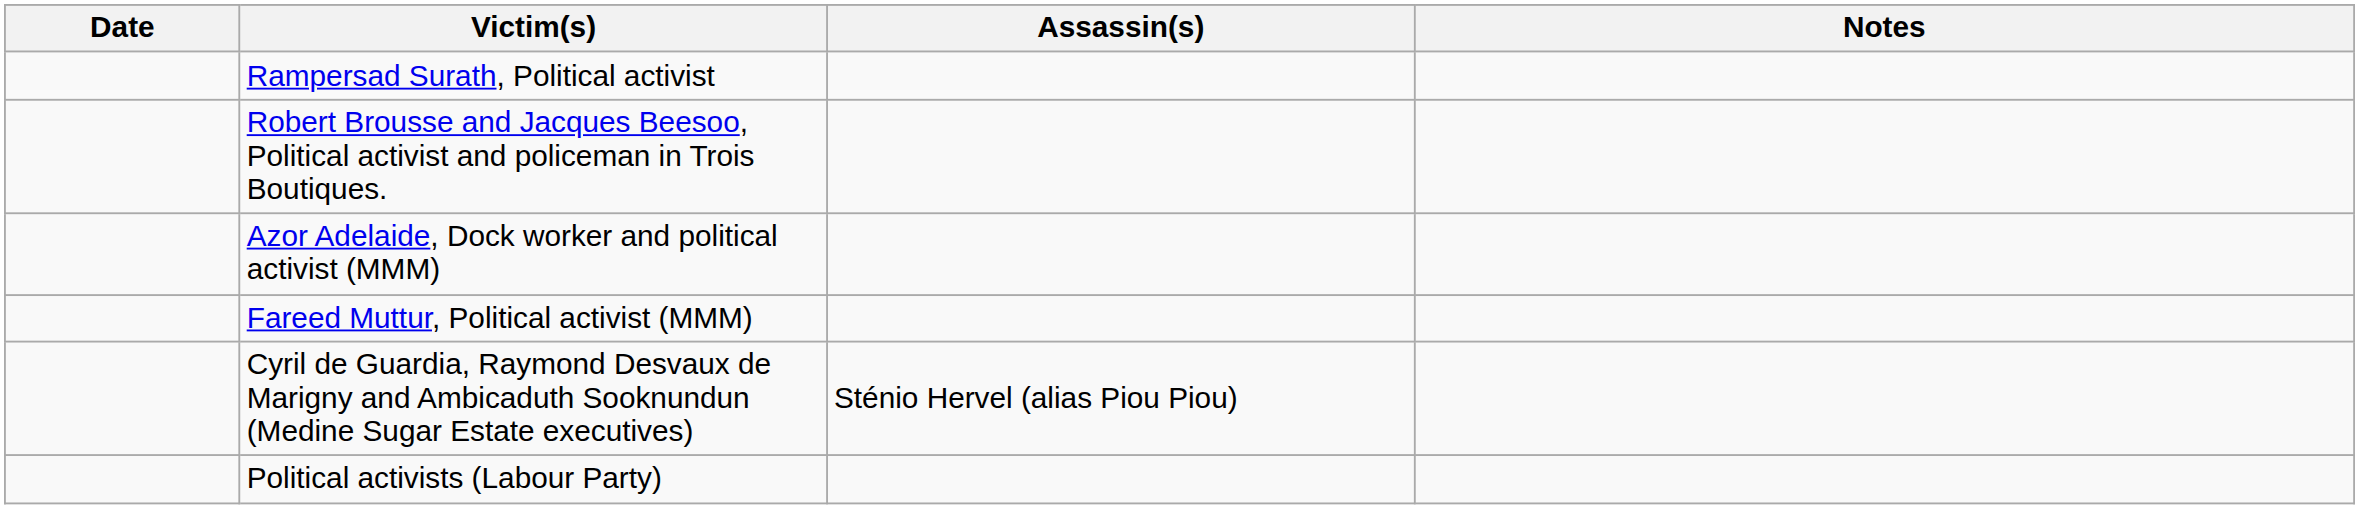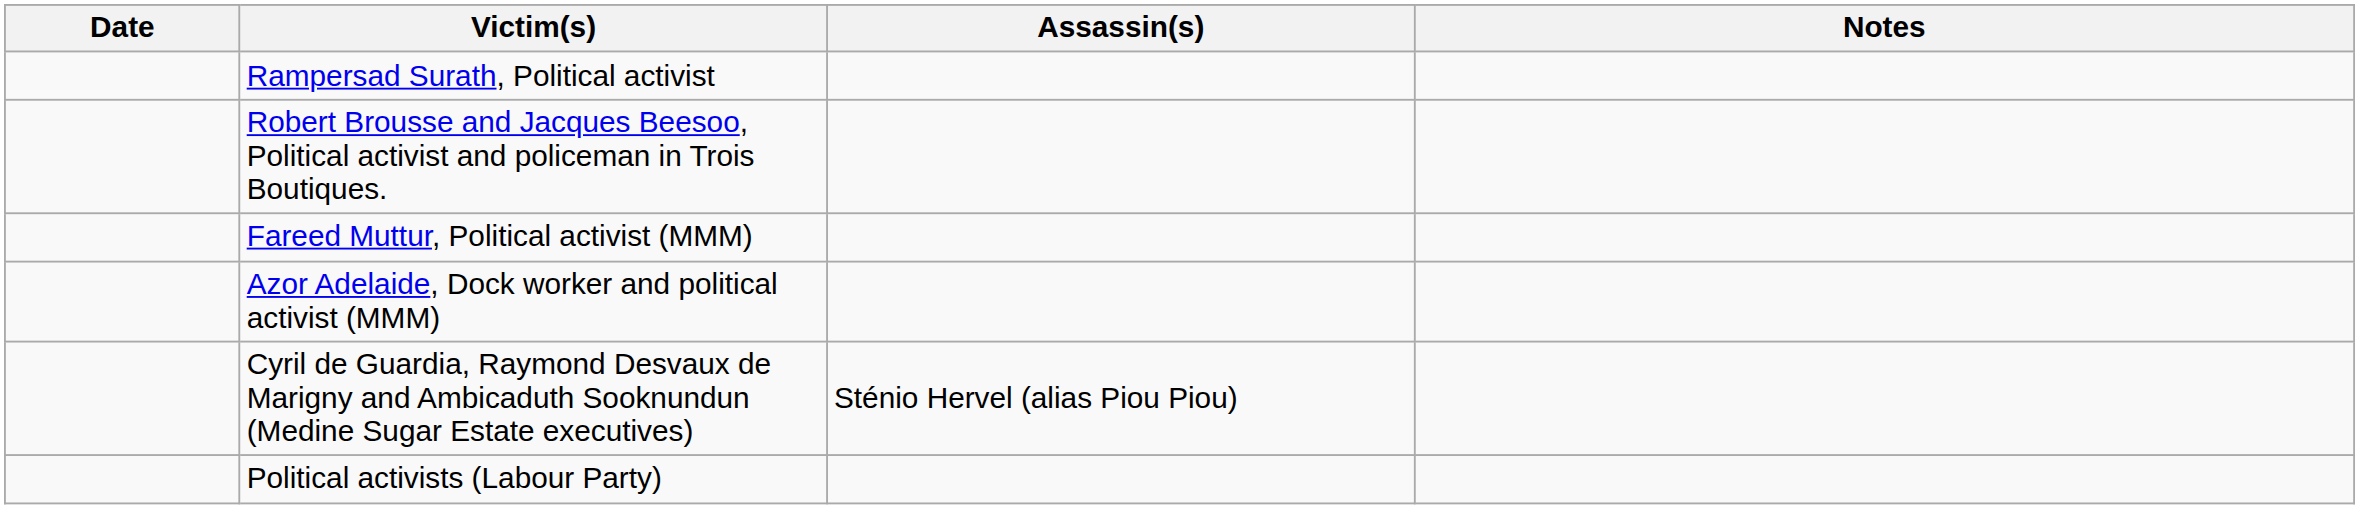rows swapped: (500, 317) <-> (512, 253)
